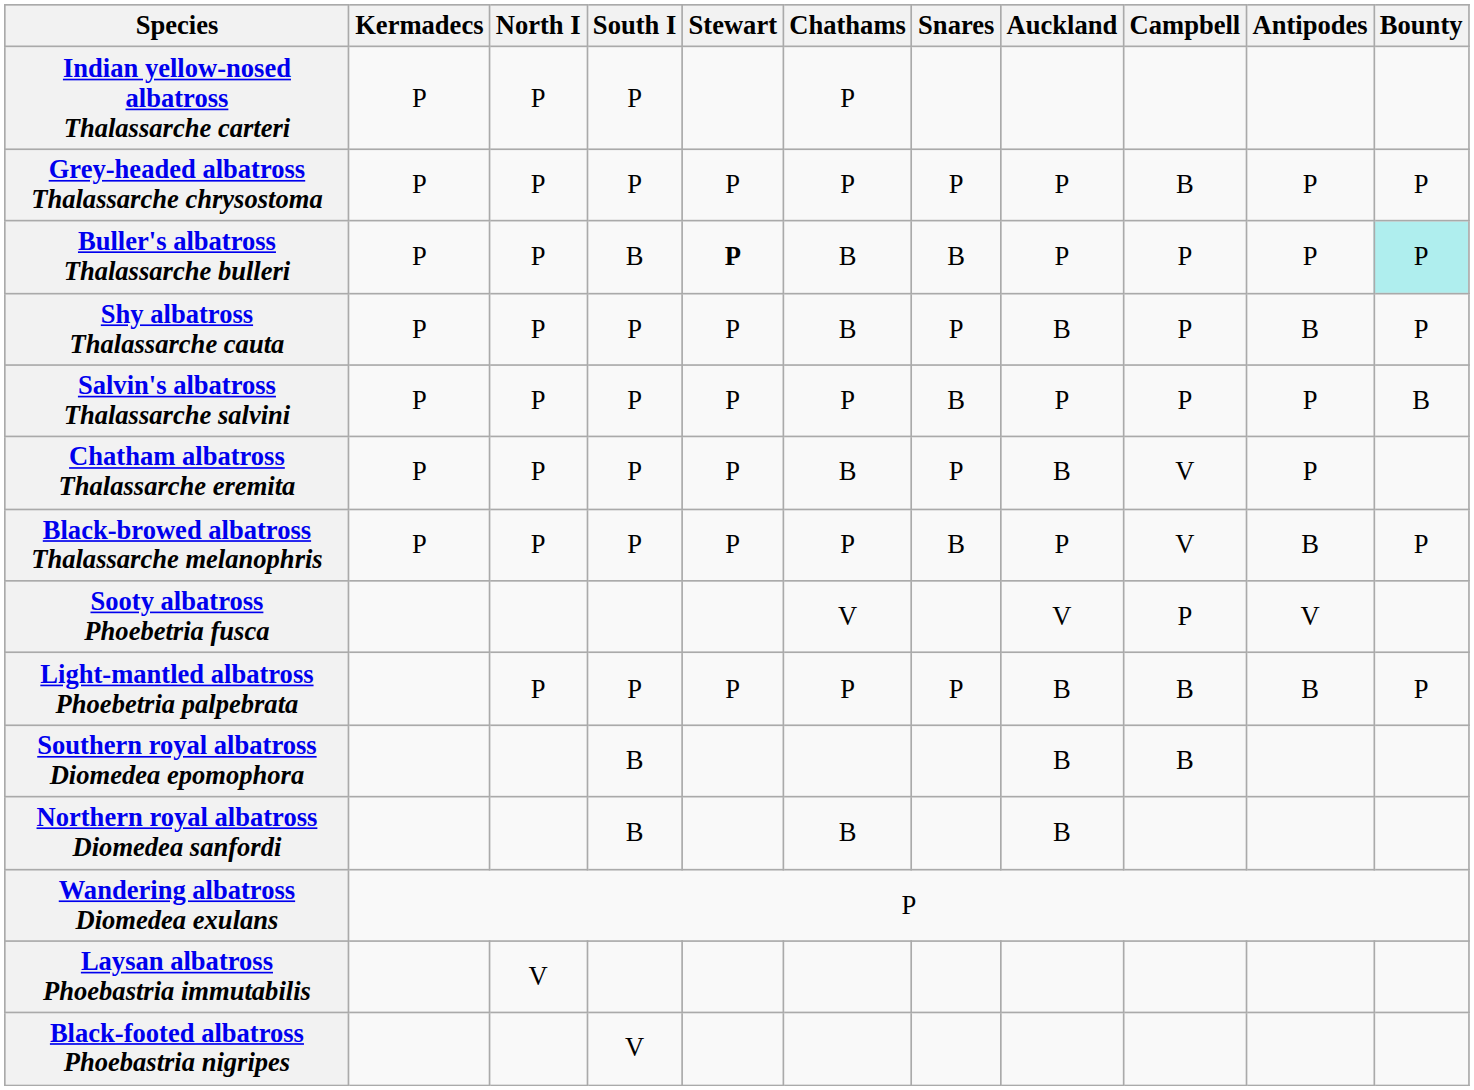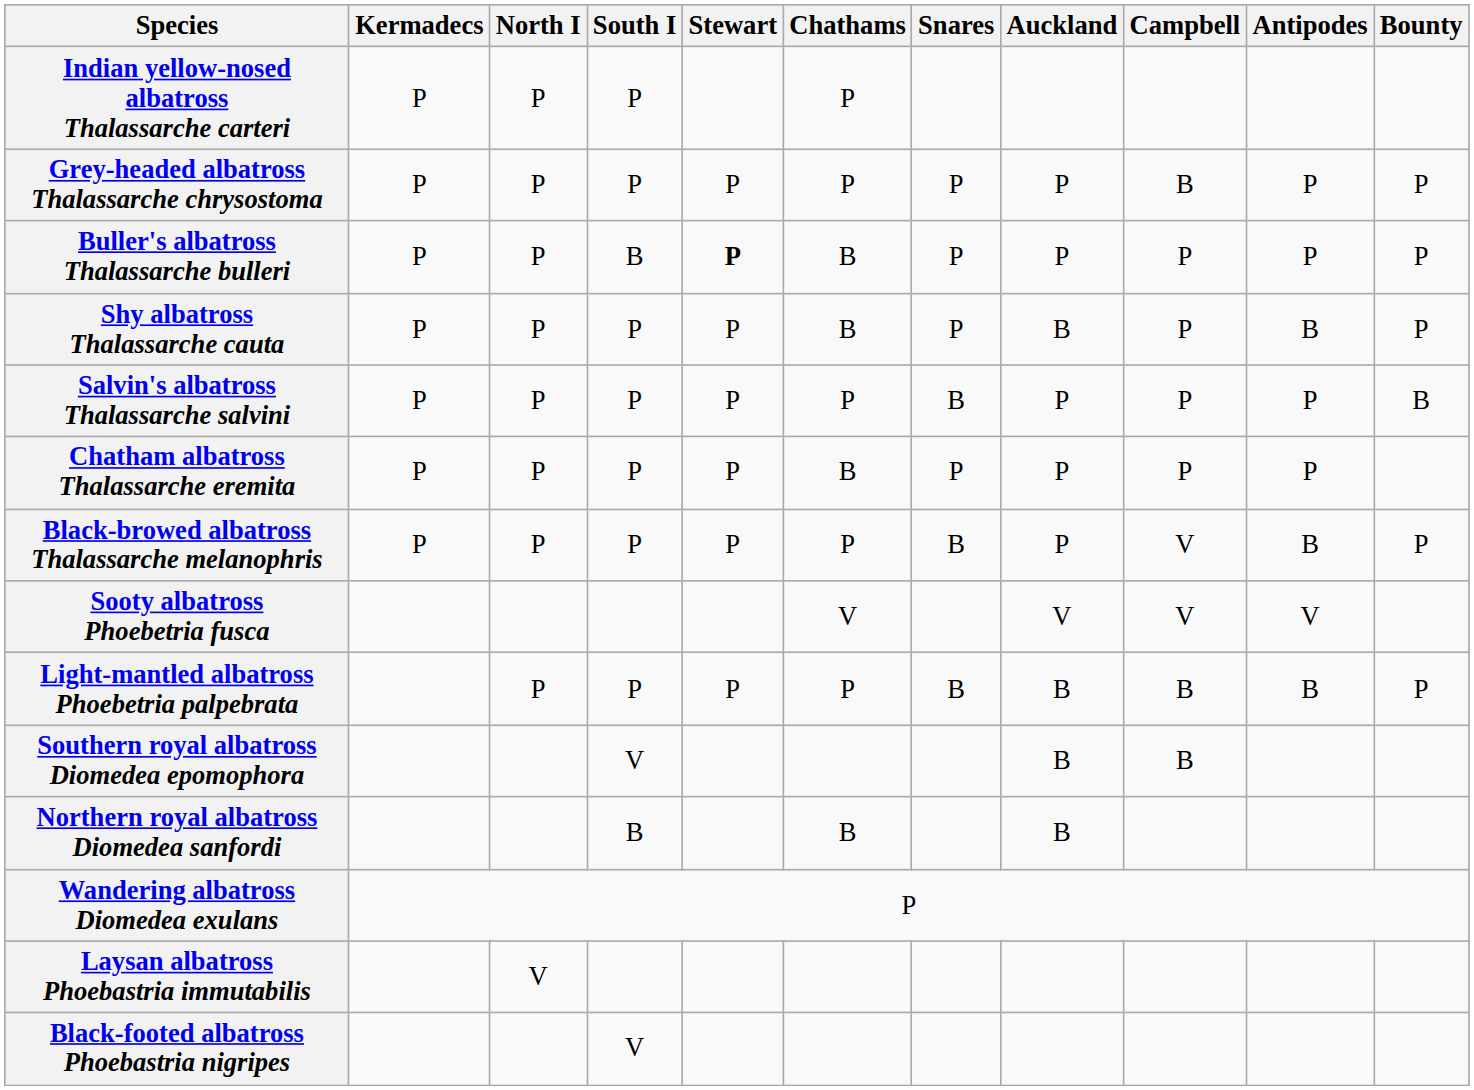(956, 256) B -> (956, 256) P
(1421, 256) paleturquoise background -> (1421, 256) no background
(1062, 472) B -> (1062, 472) P
(1185, 472) V -> (1185, 472) P
(1185, 616) P -> (1185, 616) V
(956, 688) P -> (956, 688) B
(635, 760) B -> (635, 760) V
